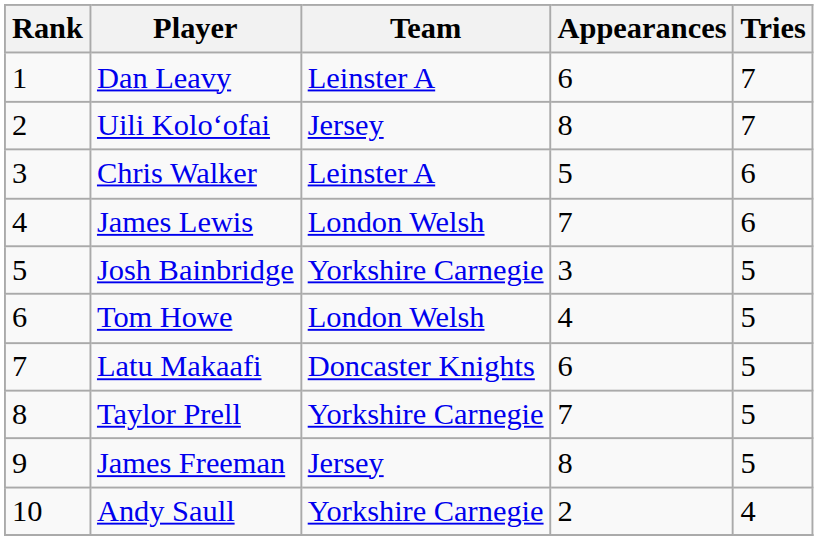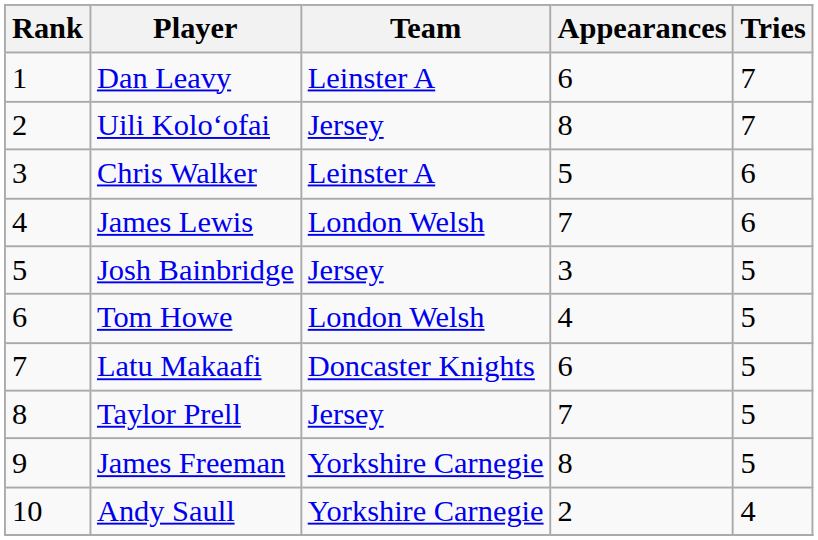(426, 269) Yorkshire Carnegie -> (346, 269) Jersey
(426, 414) Yorkshire Carnegie -> (346, 414) Jersey
(346, 462) Jersey -> (426, 462) Yorkshire Carnegie
